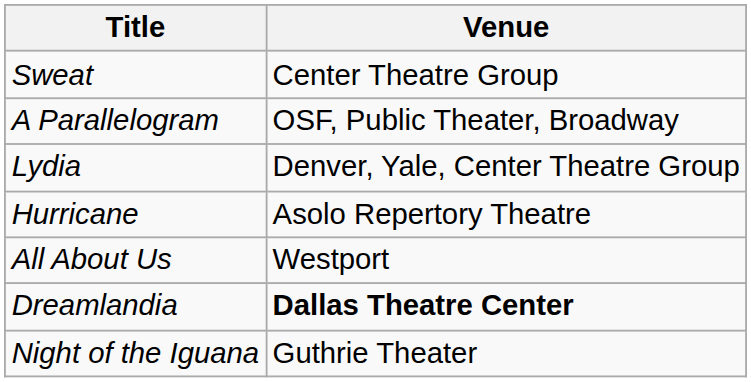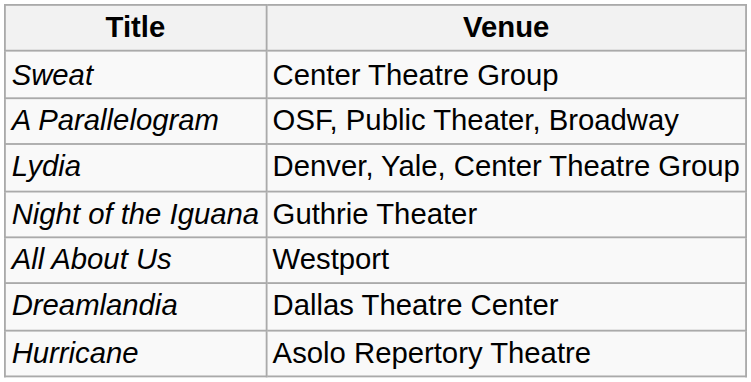rows swapped: (75, 213) <-> (135, 352)
(423, 306) bold -> (416, 306) normal
